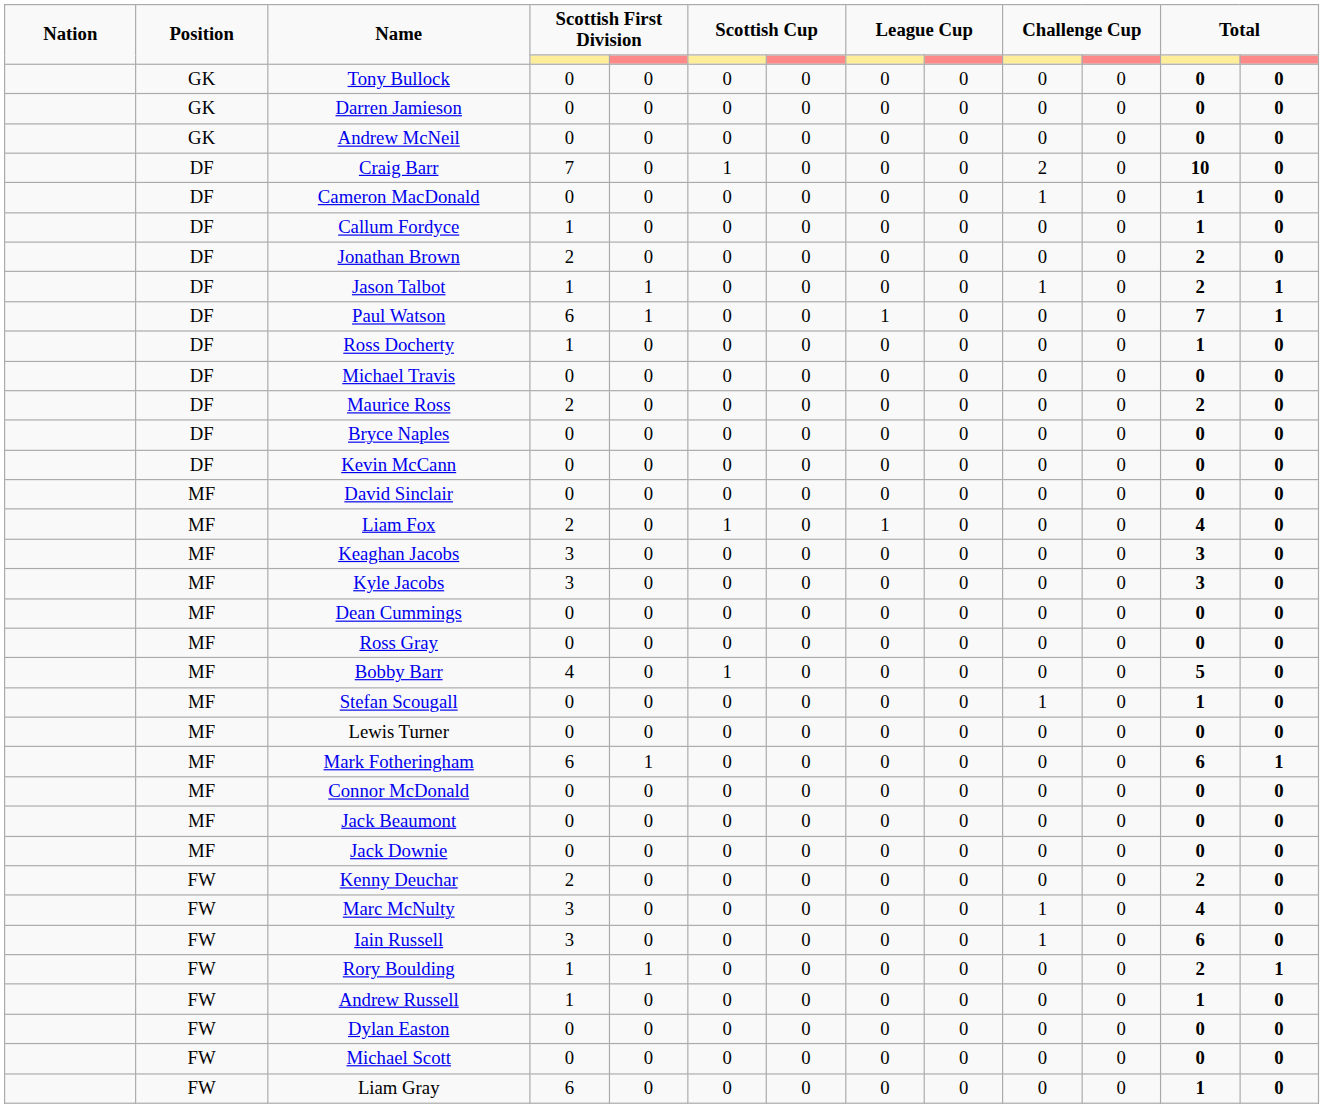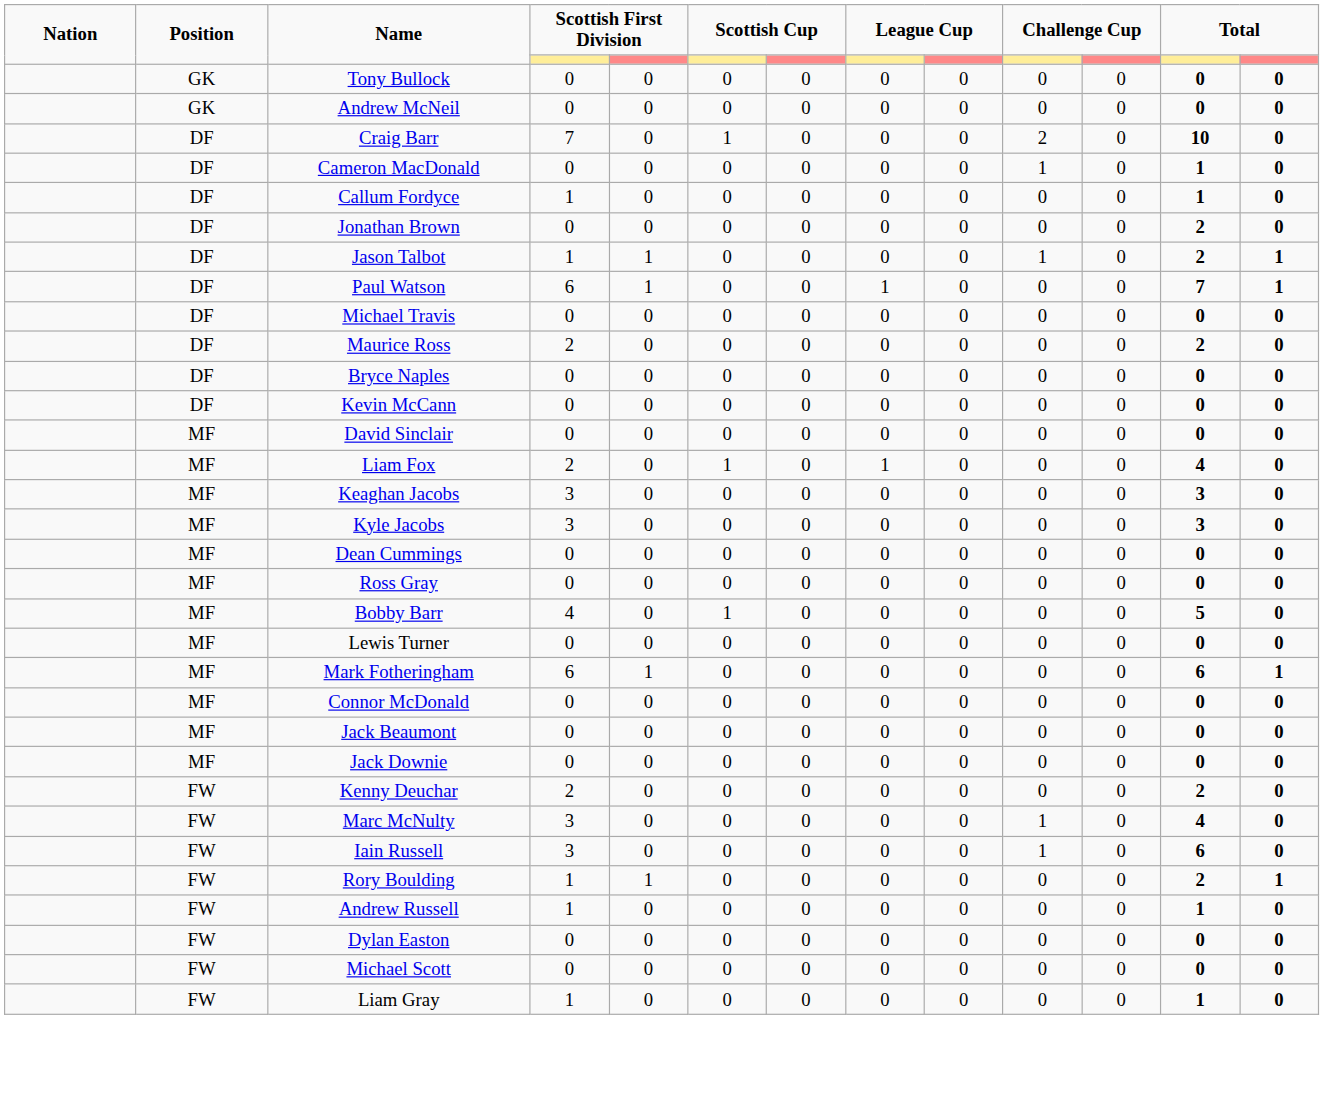- row: (399, 108)
(569, 256) 2 -> (569, 227) 0
- row: (399, 345)
- row: (399, 702)
(569, 1088) 6 -> (569, 999) 1
